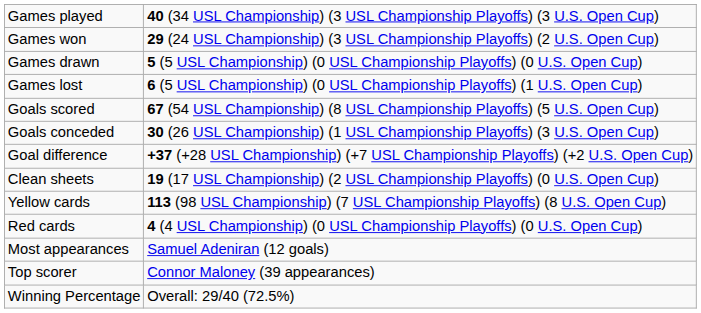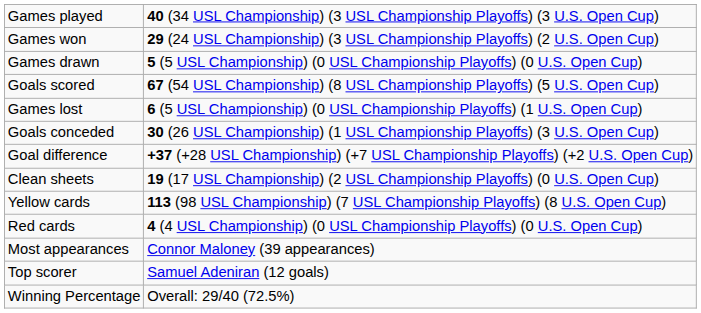rows swapped: (45, 86) <-> (51, 109)
(238, 249) Samuel Adeniran (12 goals) -> (261, 249) Connor Maloney (39 appearances)
(261, 272) Connor Maloney (39 appearances) -> (238, 272) Samuel Adeniran (12 goals)
